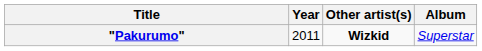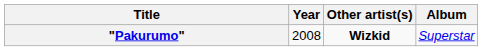(306, 35) 2011 -> (306, 35) 2008
